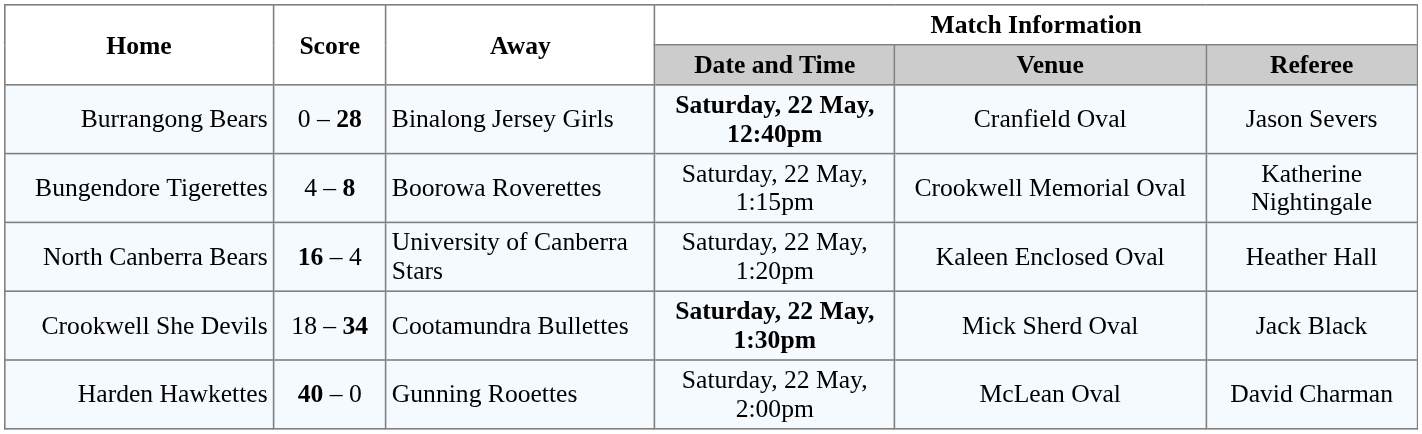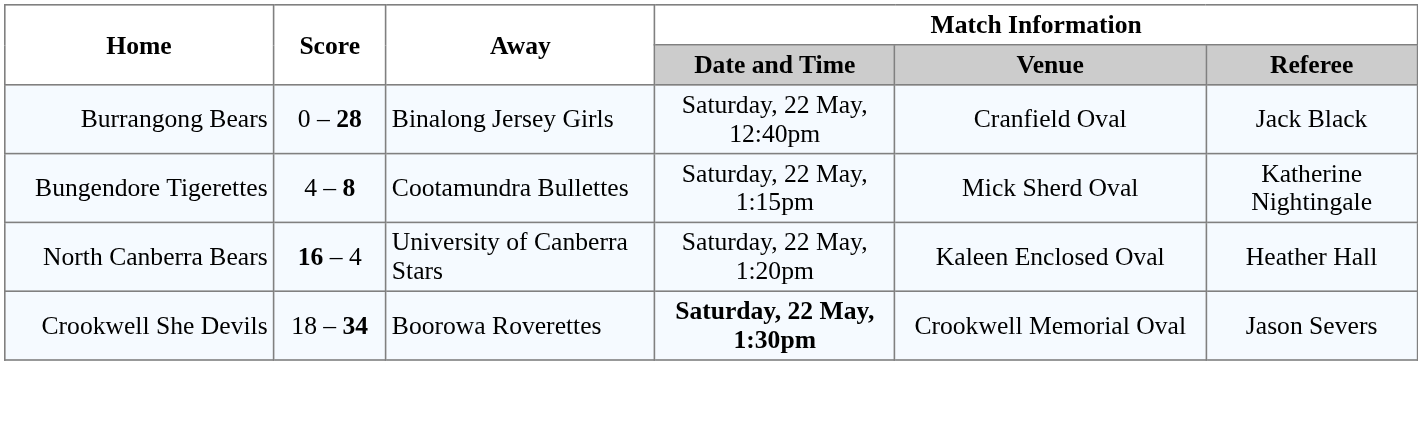(775, 118) bold -> (775, 118) normal
(1312, 118) Jason Severs -> (1312, 118) Jack Black
(497, 187) Boorowa Roverettes -> (510, 187) Cootamundra Bullettes
(1050, 187) Crookwell Memorial Oval -> (1050, 187) Mick Sherd Oval
(510, 325) Cootamundra Bullettes -> (497, 325) Boorowa Roverettes
(1050, 325) Mick Sherd Oval -> (1050, 325) Crookwell Memorial Oval
(1312, 325) Jack Black -> (1312, 325) Jason Severs
- row: (173, 394)
